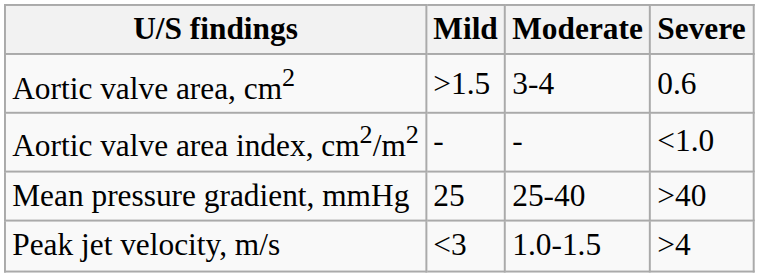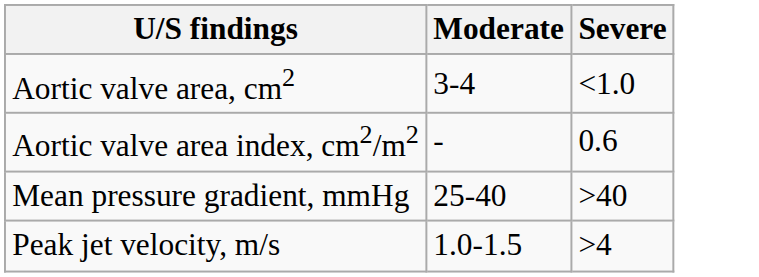- column: (466, 29)
(677, 83) 0.6 -> (607, 83) <1.0
(686, 141) <1.0 -> (598, 141) 0.6
